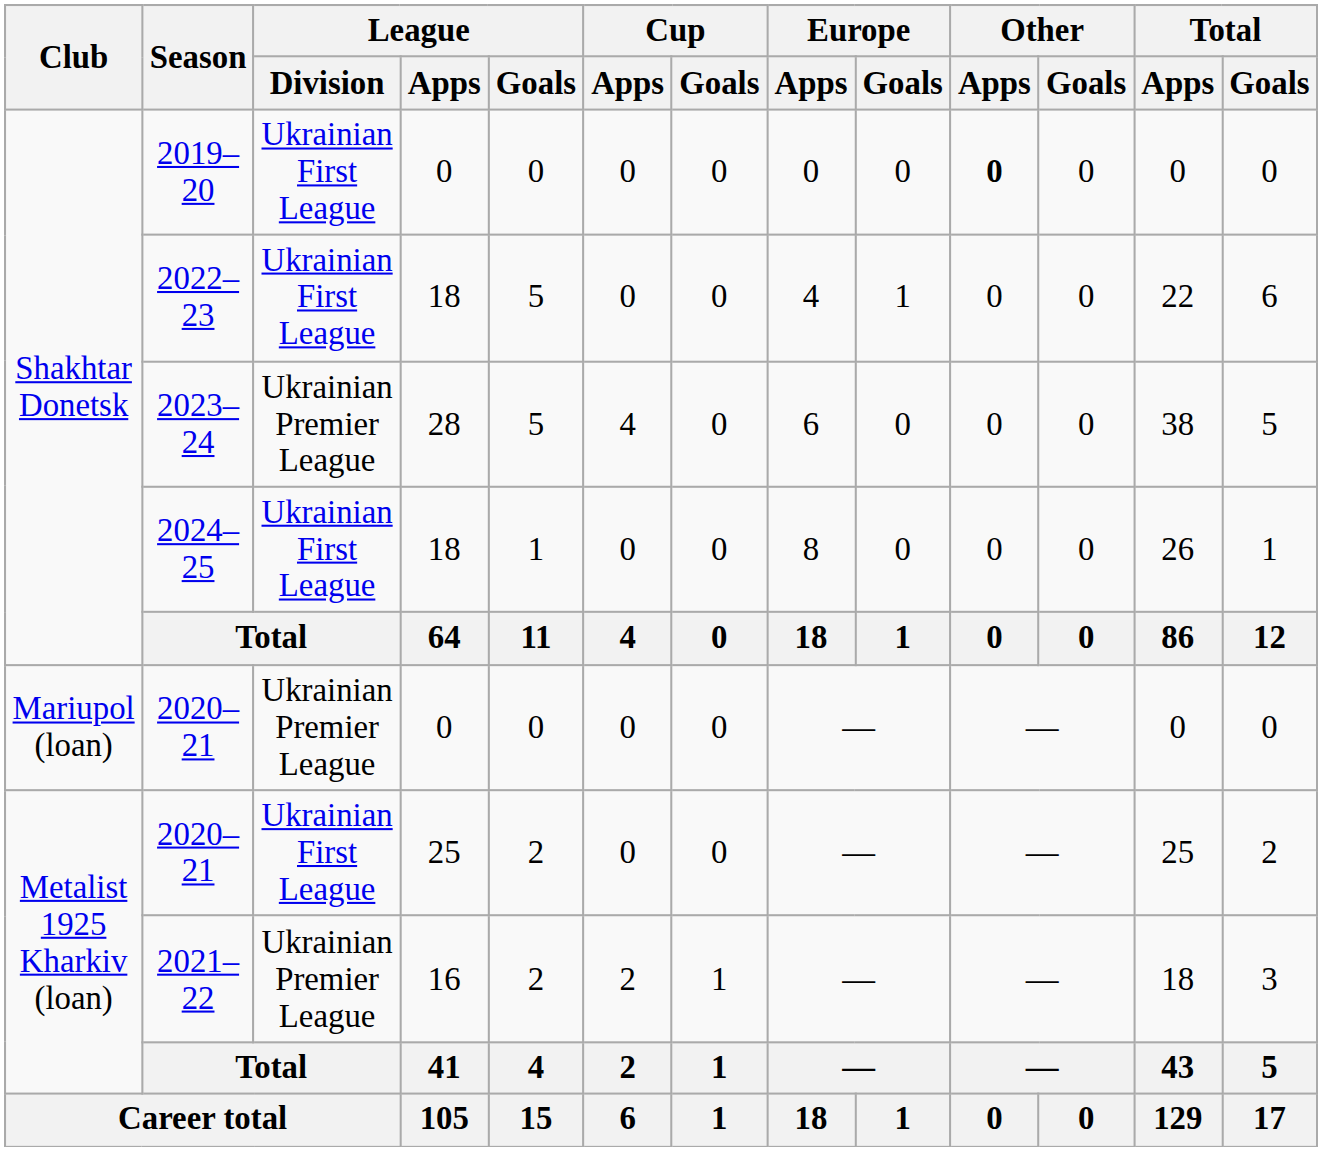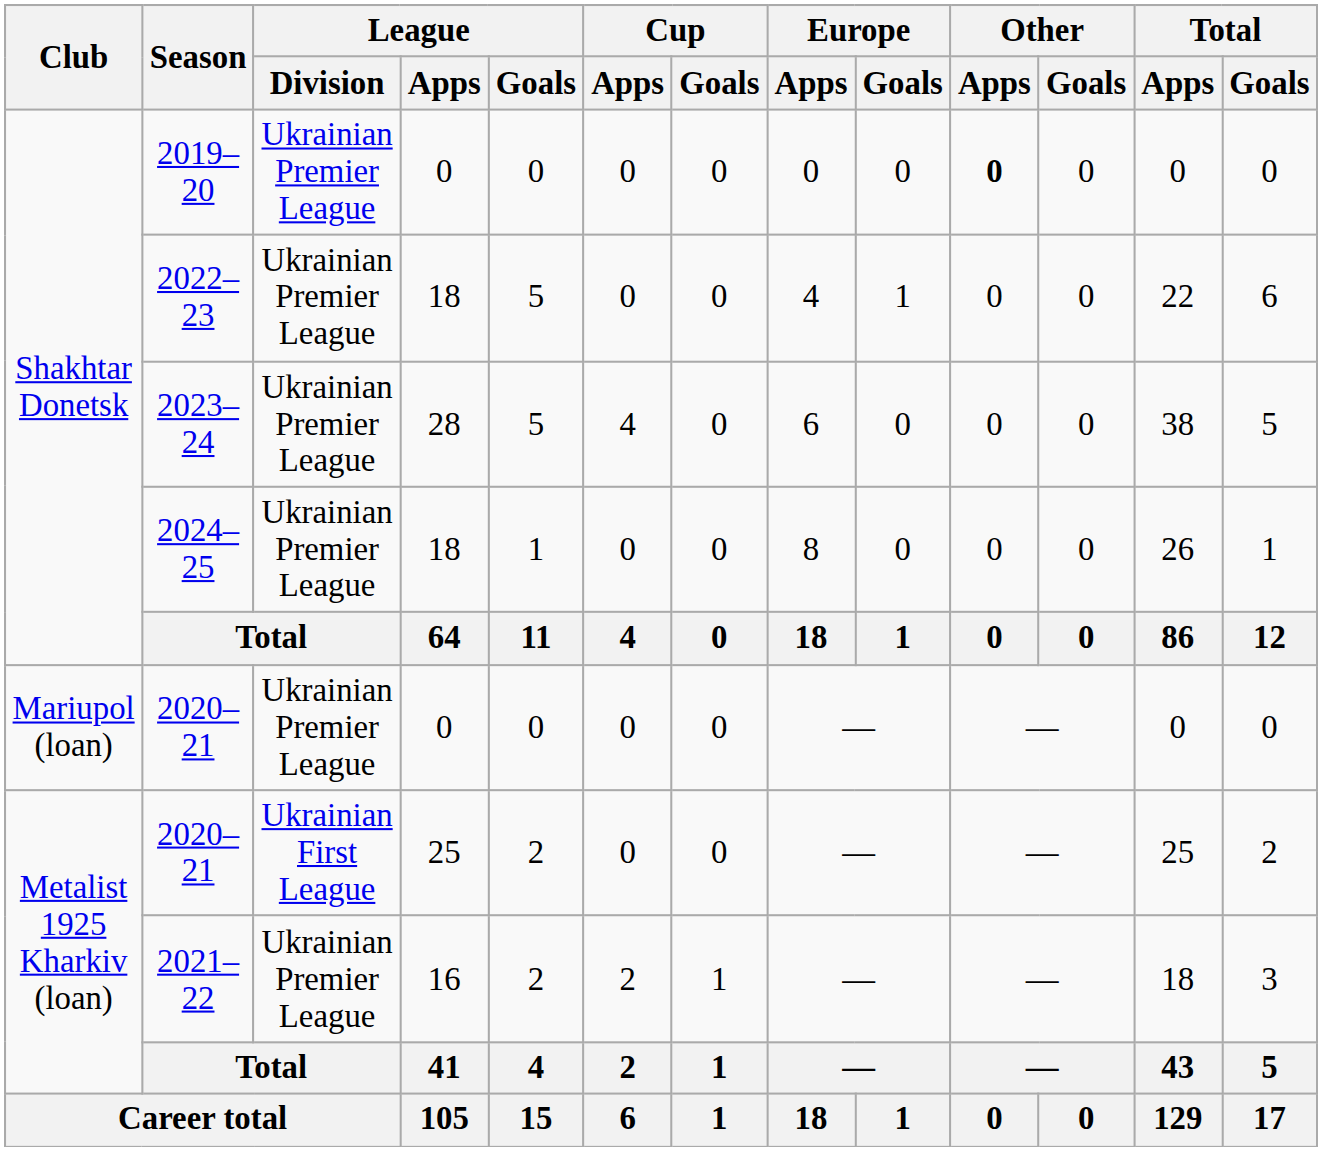(327, 171) Ukrainian First League -> (327, 171) Ukrainian Premier League
(327, 297) Ukrainian First League -> (327, 297) Ukrainian Premier League
(327, 548) Ukrainian First League -> (327, 548) Ukrainian Premier League
